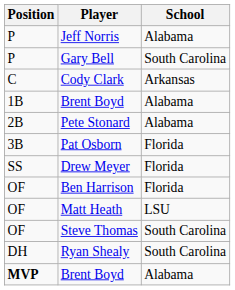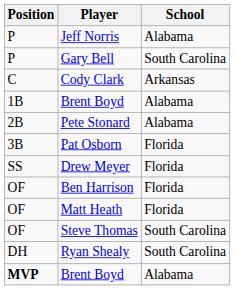(157, 209) LSU -> (164, 209) Florida
